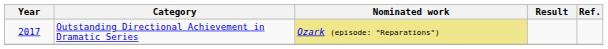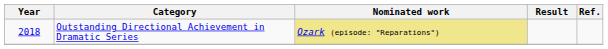(29, 32) 2017 -> (29, 32) 2018
